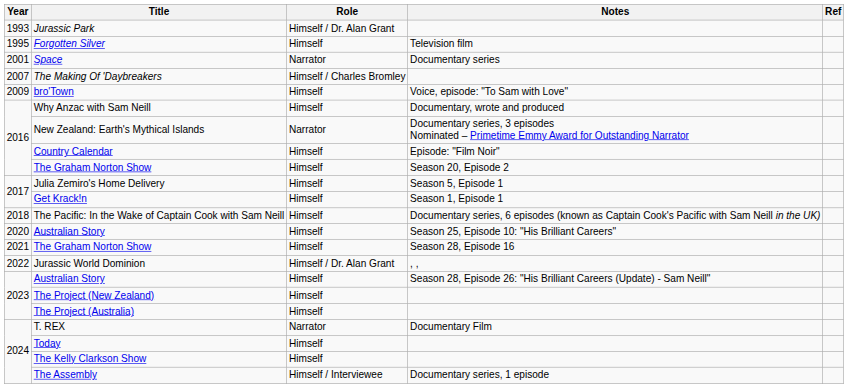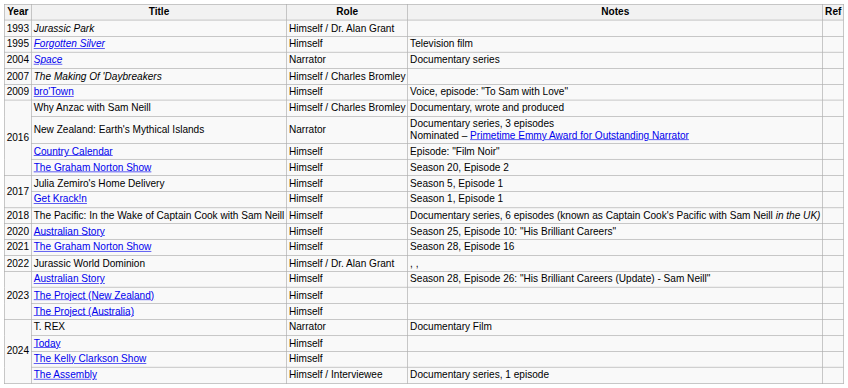(18, 60) 2001 -> (18, 60) 2004
(306, 108) Himself -> (347, 108) Himself / Charles Bromley
